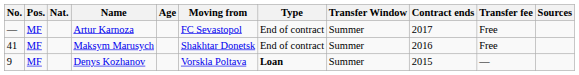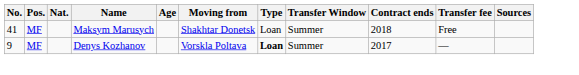- row: (104, 29)
(292, 45) End of contract -> (271, 29) Loan
(422, 45) 2016 -> (381, 29) 2018
(422, 62) 2015 -> (381, 45) 2017
